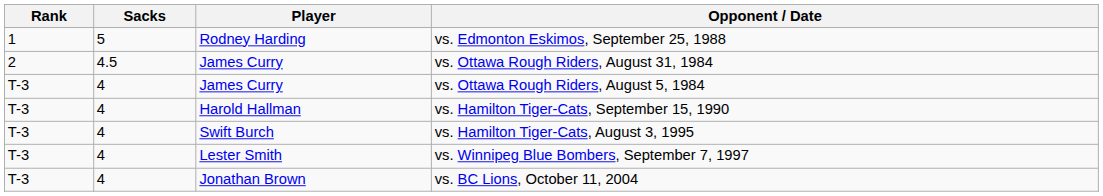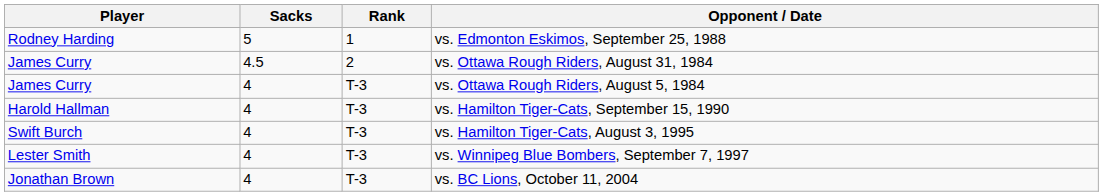columns swapped: (49, 16) <-> (314, 16)
